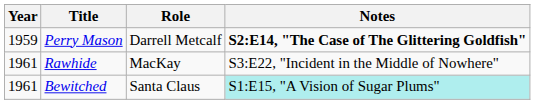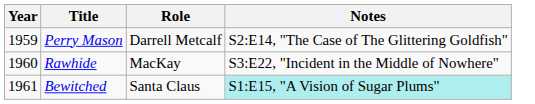(377, 39) bold -> (368, 39) normal
(23, 63) 1961 -> (23, 63) 1960
